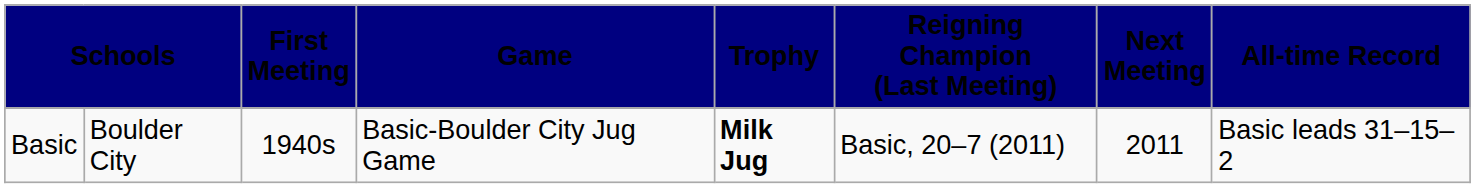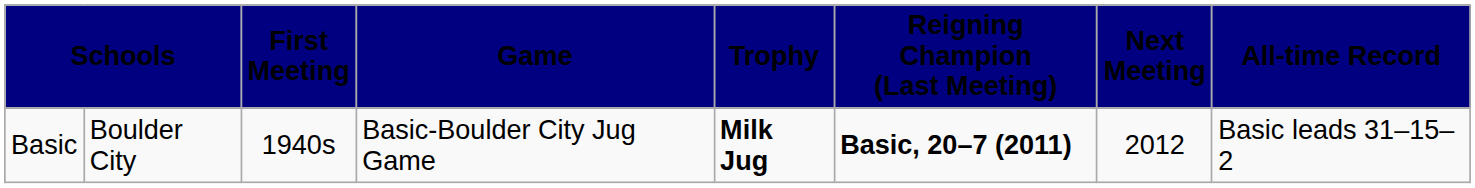(953, 144) normal -> (956, 144) bold
(1155, 144) 2011 -> (1155, 144) 2012
